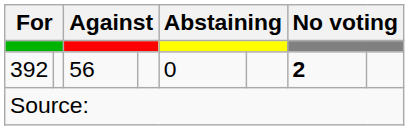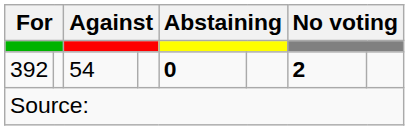(82, 69) 56 -> (82, 69) 54
(170, 69) normal -> (170, 69) bold
